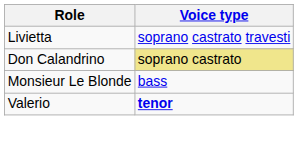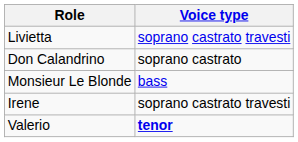(190, 59) khaki background -> (190, 59) no background
+ row: (24, 103)
